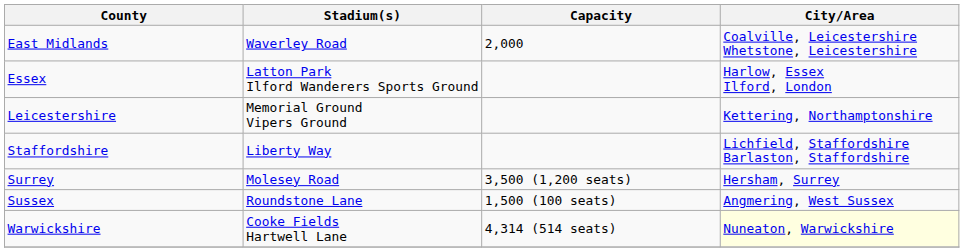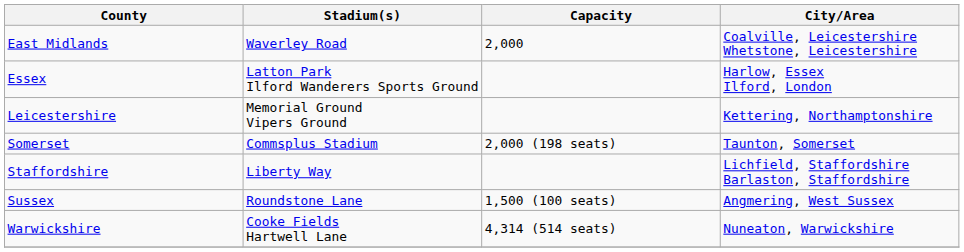+ row: (39, 143)
- row: (31, 179)
(809, 229) lightyellow background -> (809, 229) no background
